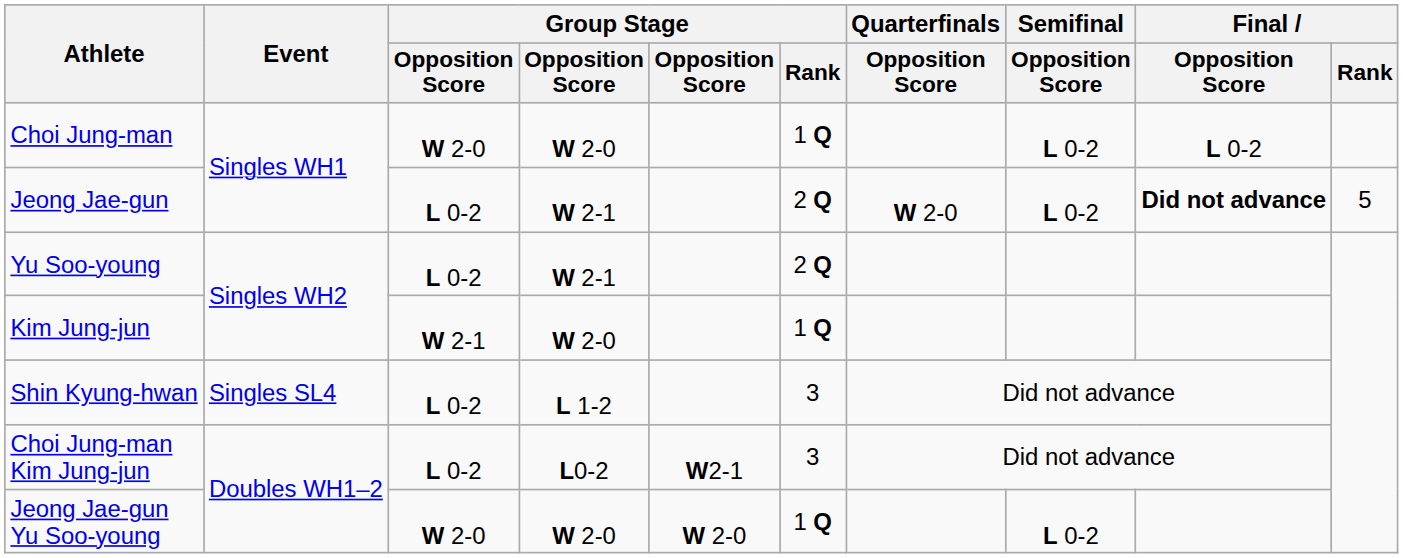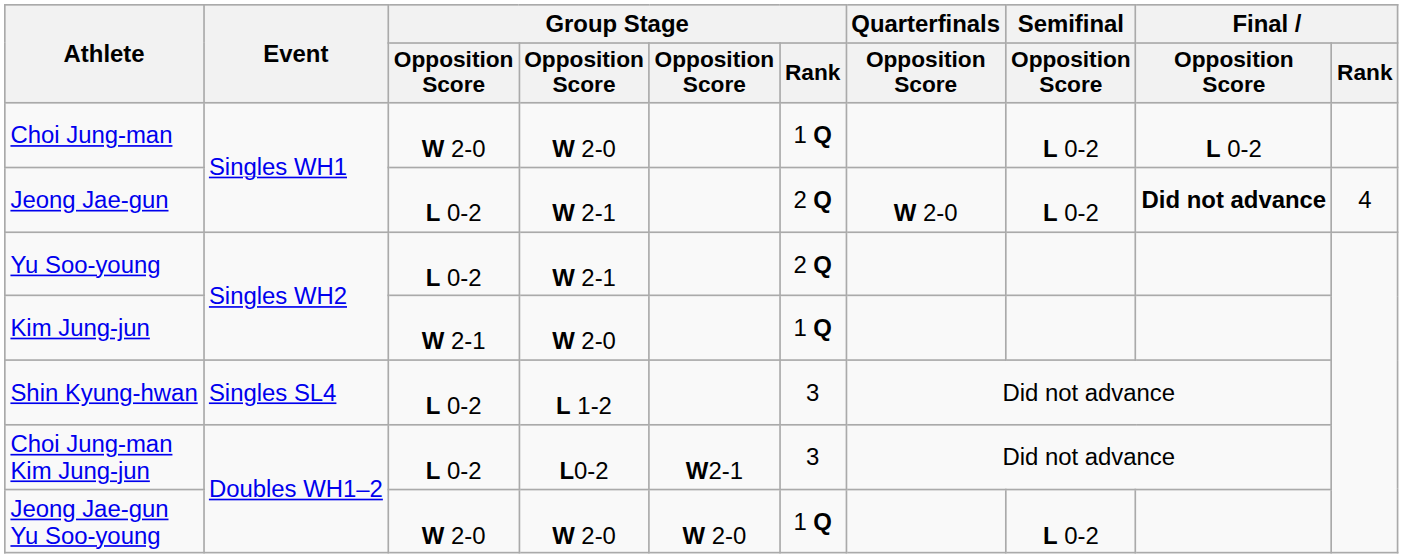(1365, 200) 5 -> (1365, 200) 4
